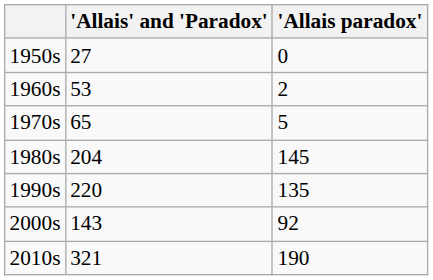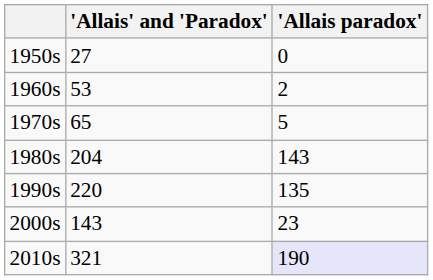(293, 156) 145 -> (293, 156) 143
(288, 223) 92 -> (288, 223) 23
(293, 257) no background -> (293, 257) lavender background
